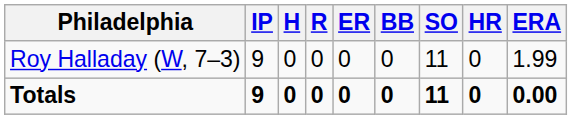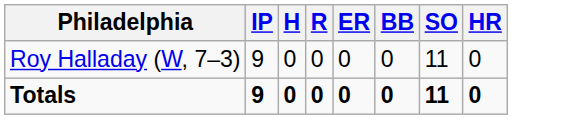- column: (537, 22)
